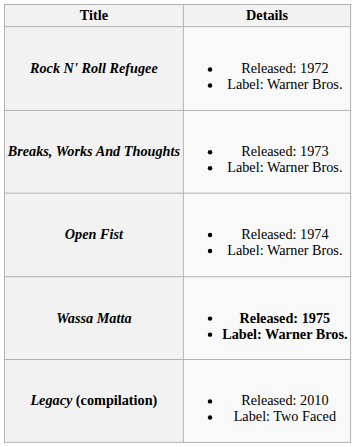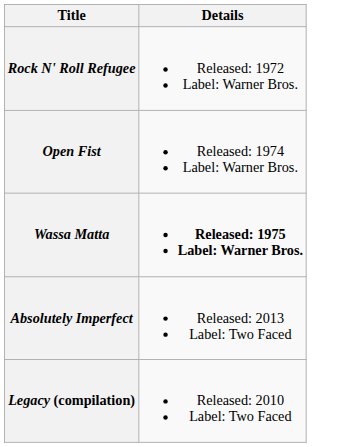- row: (94, 151)
+ row: (72, 317)
